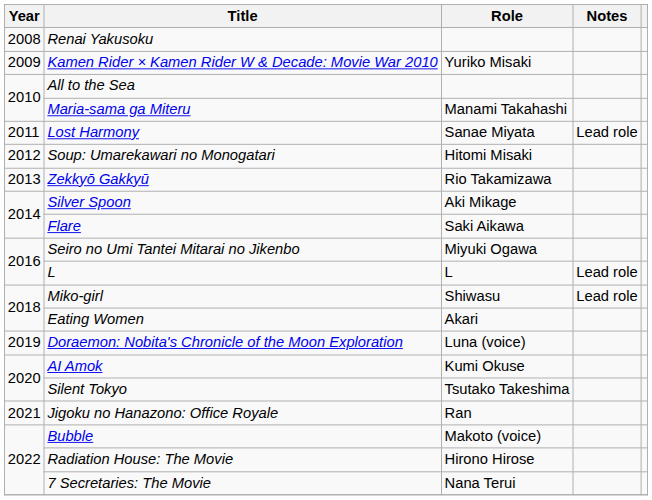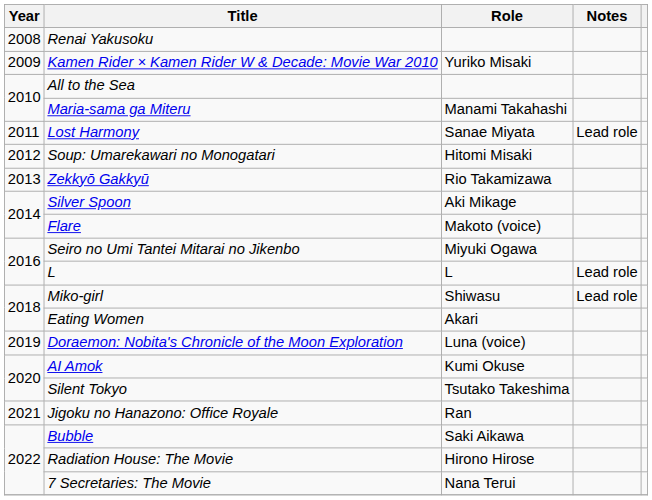(484, 226) Saki Aikawa -> (493, 226) Makoto (voice)
(493, 436) Makoto (voice) -> (484, 436) Saki Aikawa
